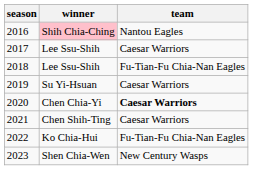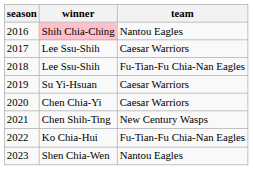(158, 102) bold -> (154, 102) normal
(154, 120) Caesar Warriors -> (164, 120) New Century Wasps
(164, 155) New Century Wasps -> (151, 155) Nantou Eagles
